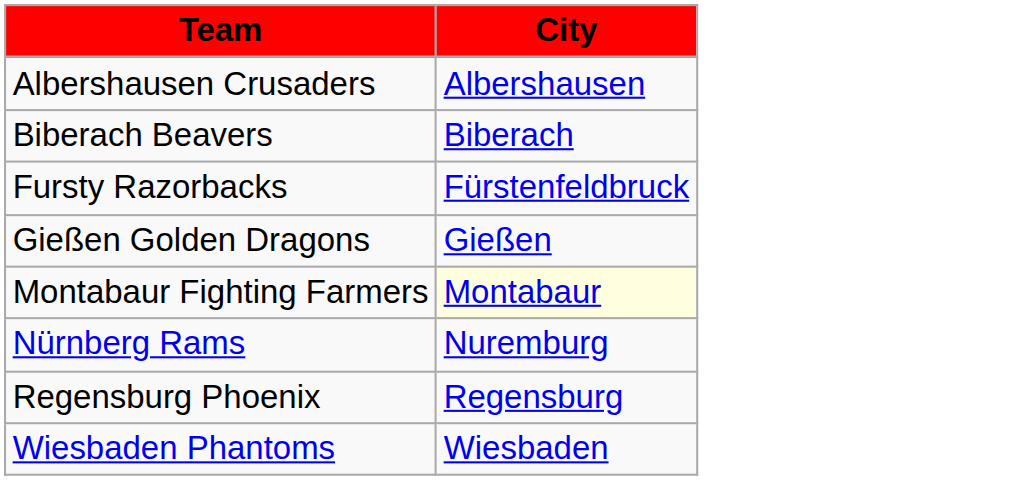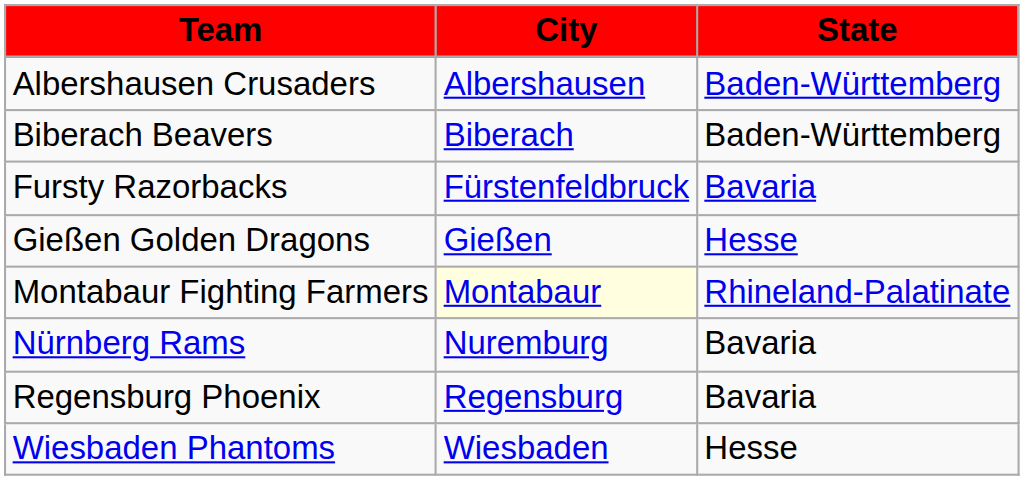+ column: (857, 30)
